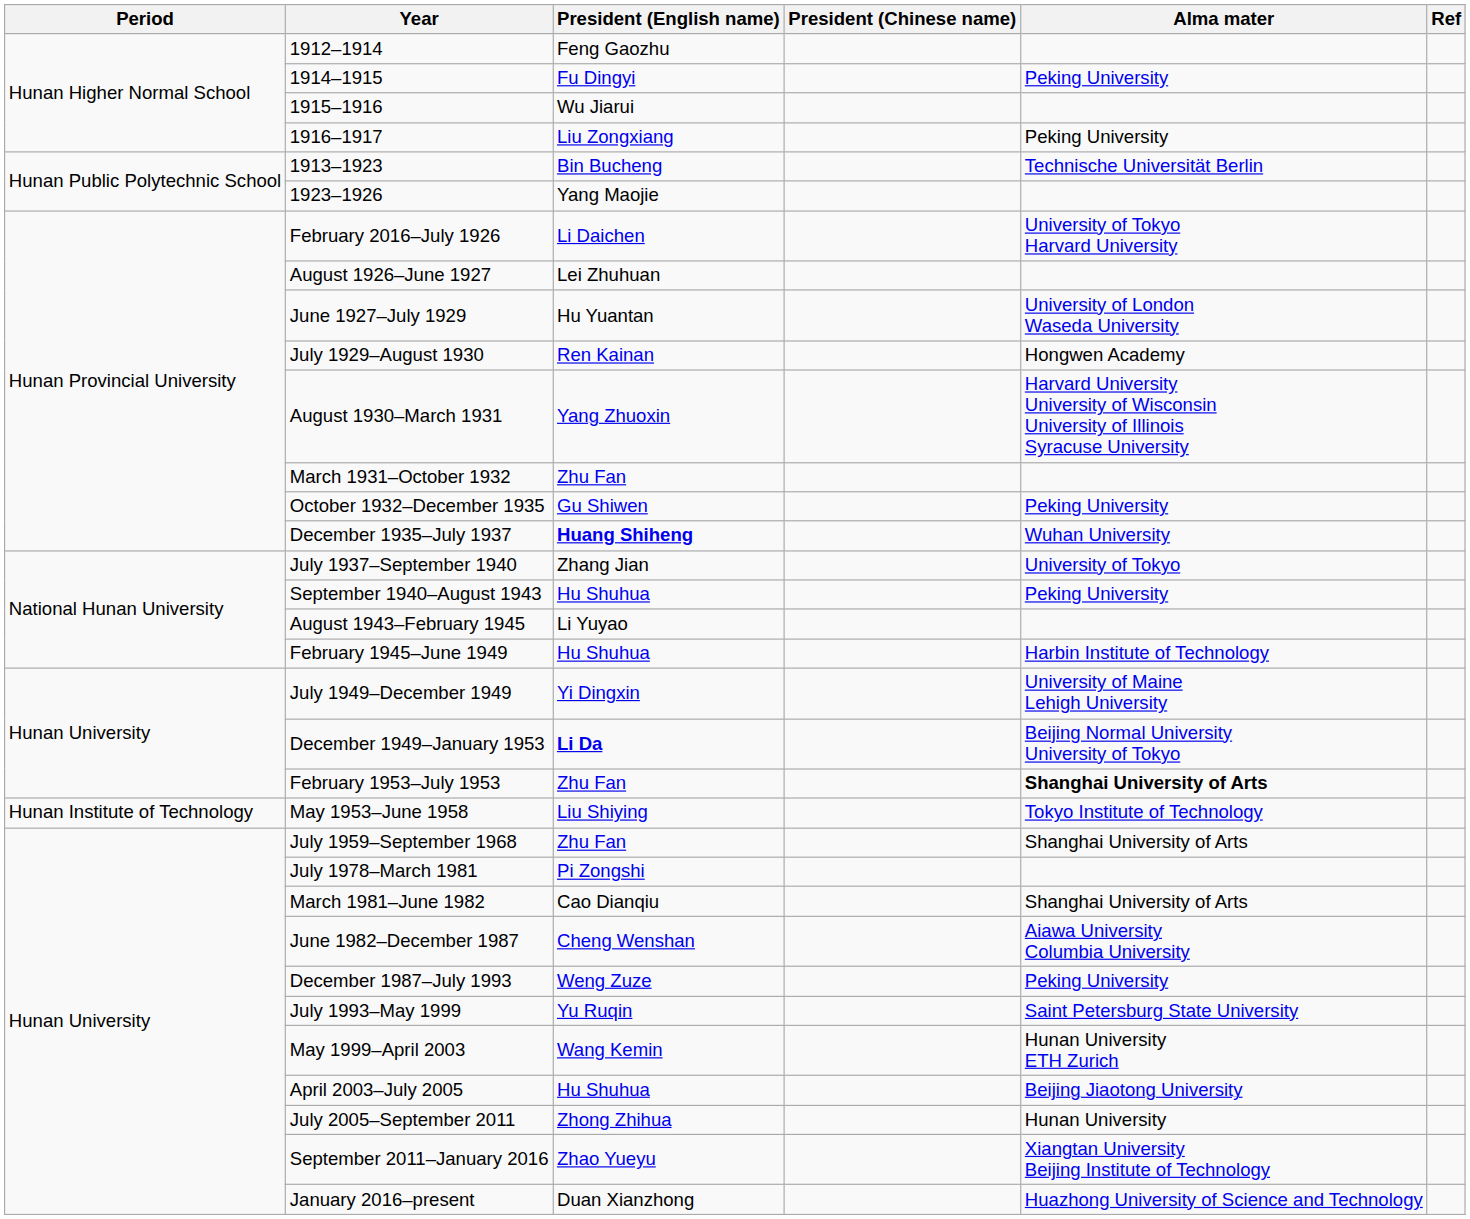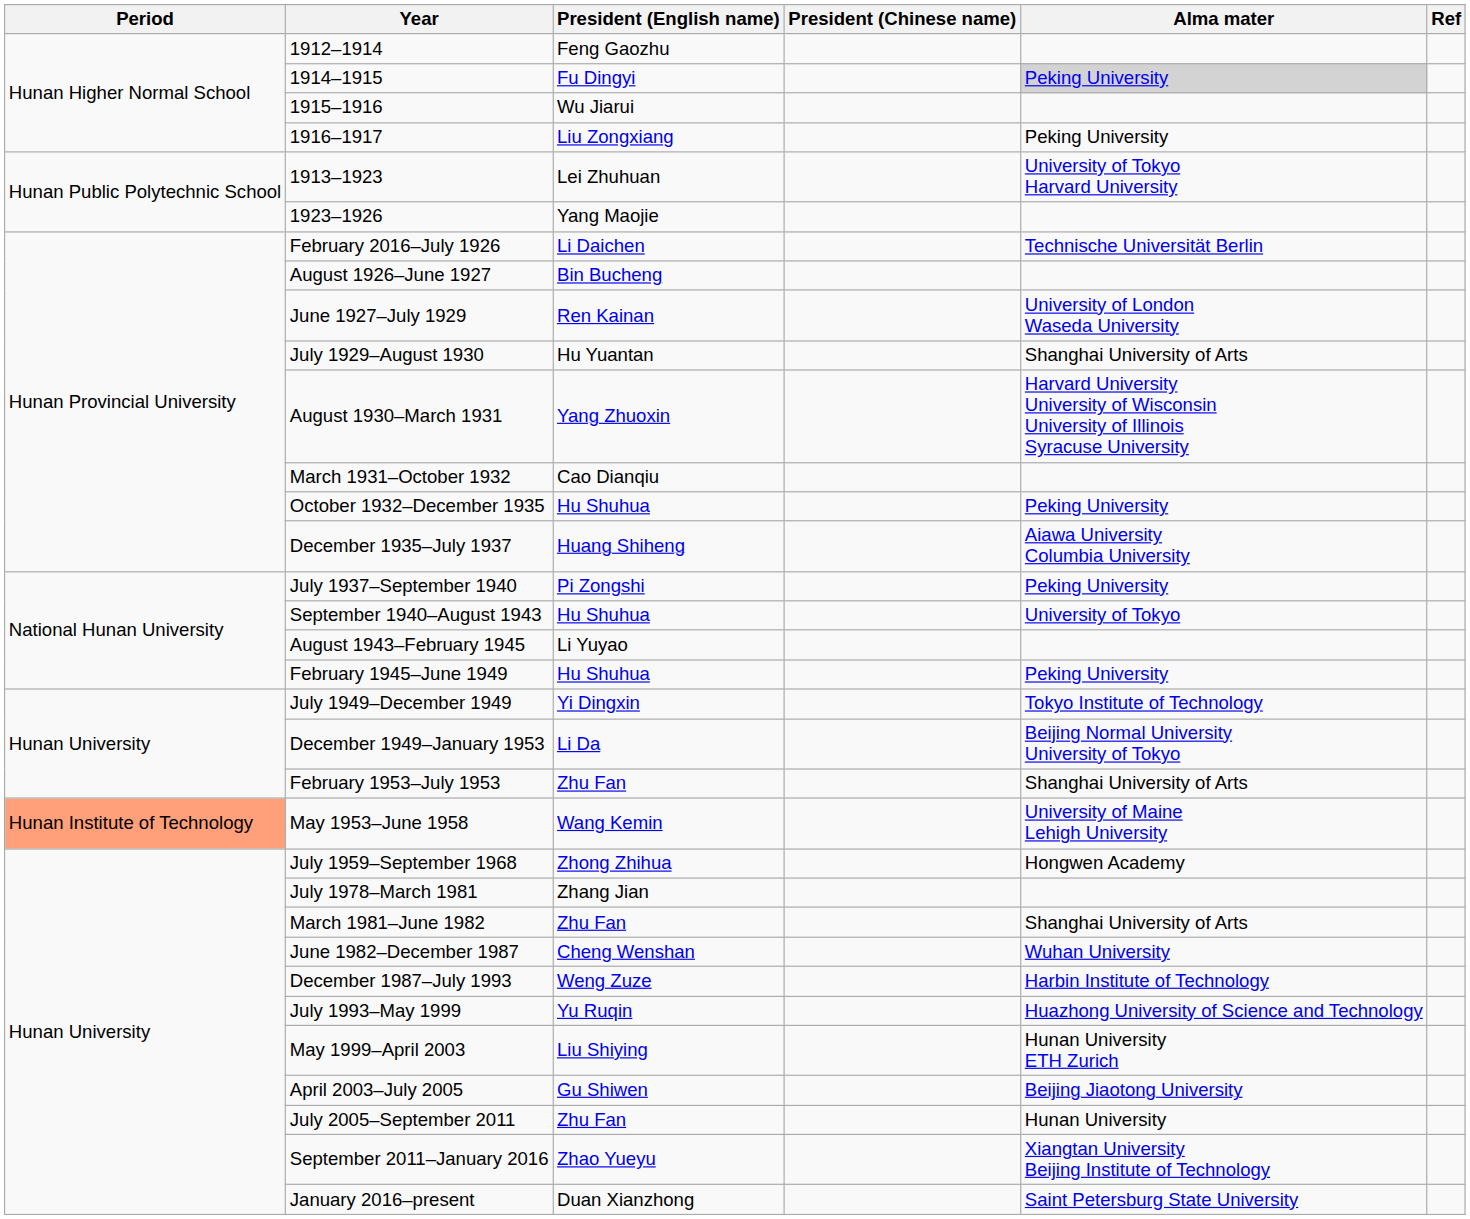(1097, 78) no background -> (1097, 78) lightgrey background
(610, 166) Bin Bucheng -> (609, 176) Lei Zhuhuan
(1144, 166) Technische Universität Berlin -> (1103, 176) University of Tokyo Harvard University
(1103, 235) University of Tokyo Harvard University -> (1144, 246) Technische Universität Berlin
(609, 275) Lei Zhuhuan -> (610, 275) Bin Bucheng
(605, 315) Hu Yuantan -> (606, 315) Ren Kainan
(606, 355) Ren Kainan -> (605, 355) Hu Yuantan
(1105, 355) Hongwen Academy -> (1136, 355) Shanghai University of Arts
(592, 476) Zhu Fan -> (608, 476) Cao Dianqiu
(602, 506) Gu Shiwen -> (603, 506) Hu Shuhua
(625, 535) bold -> (621, 546) normal
(1097, 535) Wuhan University -> (1107, 546) Aiawa University Columbia University
(603, 565) Zhang Jian -> (601, 586) Pi Zongshi
(1103, 565) University of Tokyo -> (1097, 586) Peking University
(1097, 594) Peking University -> (1103, 615) University of Tokyo
(1147, 653) Harbin Institute of Technology -> (1097, 674) Peking University
(1104, 693) University of Maine Lehigh University -> (1144, 703) Tokyo Institute of Technology
(580, 743) bold -> (579, 743) normal
(1146, 783) bold -> (1136, 783) normal
(131, 812) no background -> (131, 823) lightsalmon background
(602, 812) Liu Shiying -> (610, 823) Wang Kemin
(1144, 812) Tokyo Institute of Technology -> (1104, 823) University of Maine Lehigh University
(592, 842) Zhu Fan -> (614, 863) Zhong Zhihua
(1136, 842) Shanghai University of Arts -> (1105, 863) Hongwen Academy
(601, 871) Pi Zongshi -> (603, 892) Zhang Jian
(608, 901) Cao Dianqiu -> (592, 922) Zhu Fan
(1107, 941) Aiawa University Columbia University -> (1097, 951) Wuhan University
(1097, 981) Peking University -> (1147, 981) Harbin Institute of Technology
(1162, 1010) Saint Petersburg State University -> (1224, 1010) Huazhong University of Science and Technology
(610, 1050) Wang Kemin -> (602, 1050) Liu Shiying
(603, 1090) Hu Shuhua -> (602, 1090) Gu Shiwen
(614, 1119) Zhong Zhihua -> (592, 1119) Zhu Fan
(1224, 1199) Huazhong University of Science and Technology -> (1162, 1199) Saint Petersburg State University
